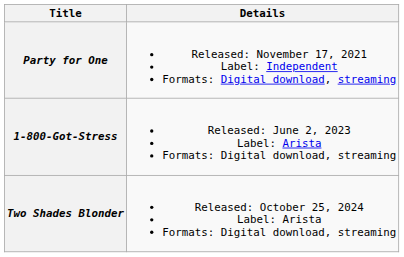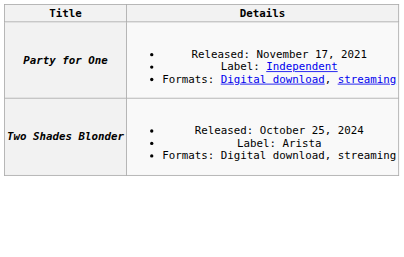- row: (65, 137)
